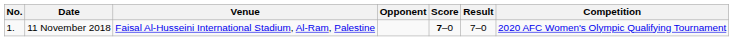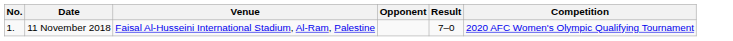- column: (445, 12)
